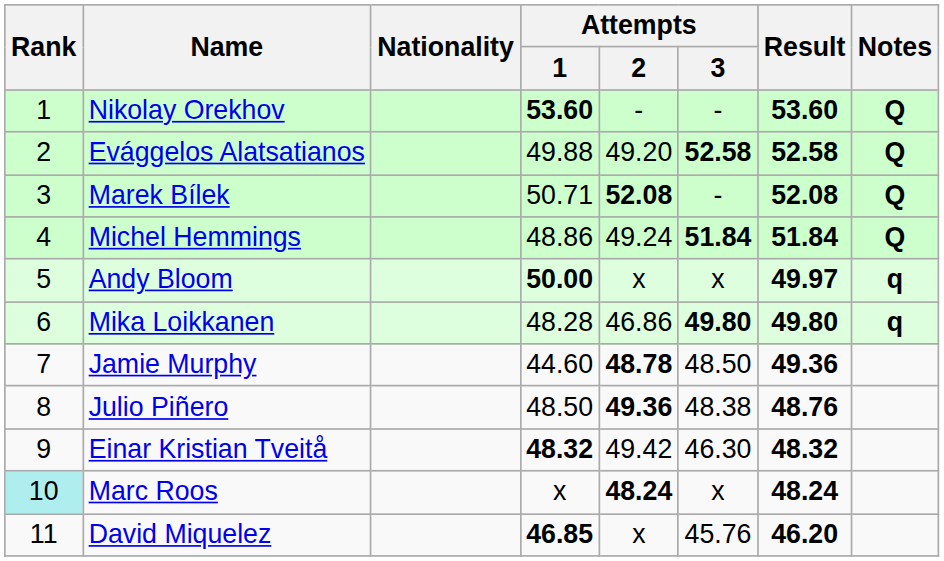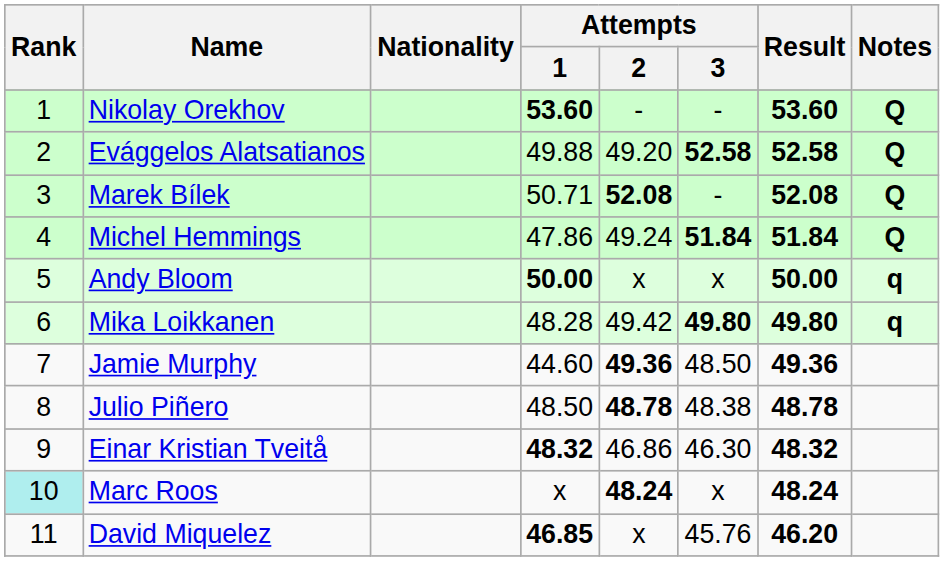(560, 237) 48.86 -> (560, 237) 47.86
(805, 279) 49.97 -> (805, 279) 50.00
(639, 322) 46.86 -> (639, 322) 49.42
(639, 364) 48.78 -> (639, 364) 49.36
(639, 407) 49.36 -> (639, 407) 48.78
(805, 407) 48.76 -> (805, 407) 48.78
(639, 449) 49.42 -> (639, 449) 46.86
